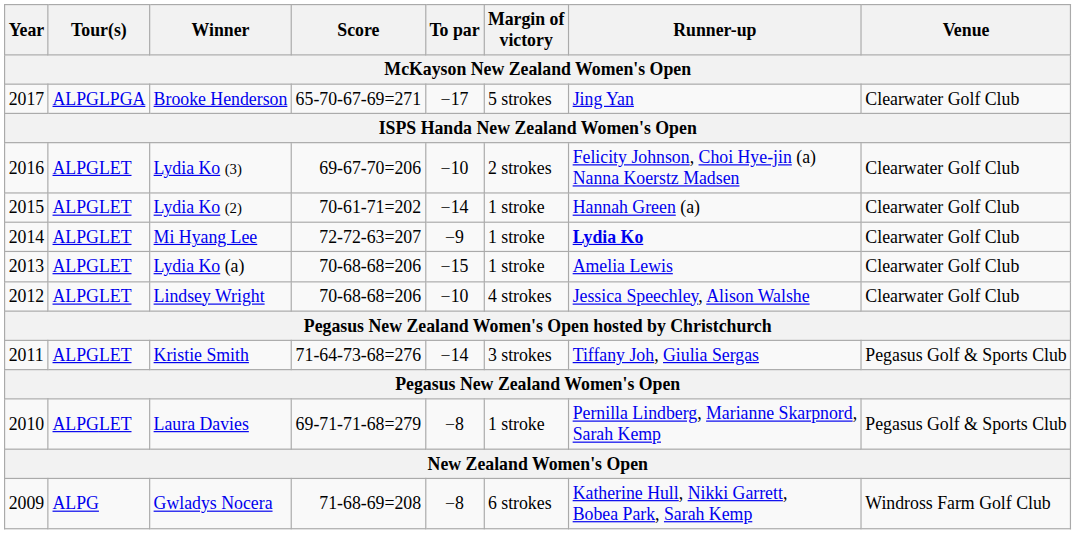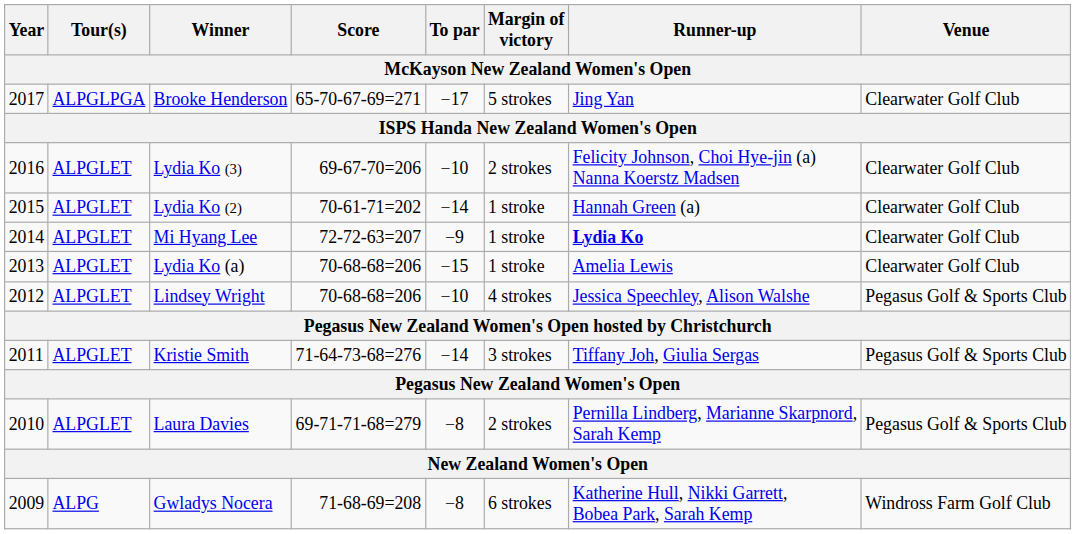(942, 296) Clearwater Golf Club -> (966, 296) Pegasus Golf & Sports Club
(516, 423) 1 stroke -> (520, 423) 2 strokes
